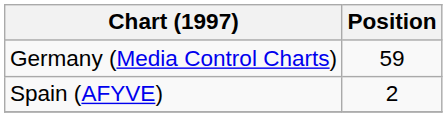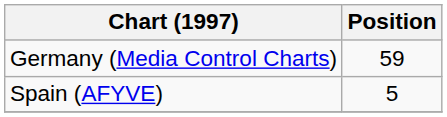(392, 93) 2 -> (392, 93) 5
